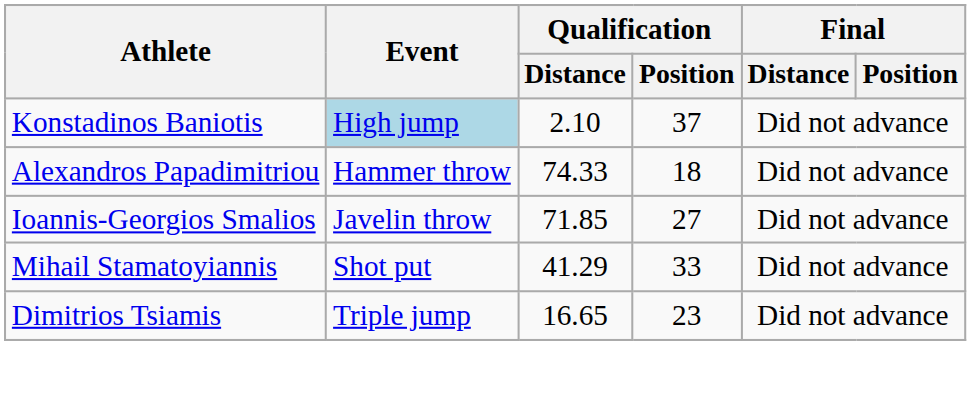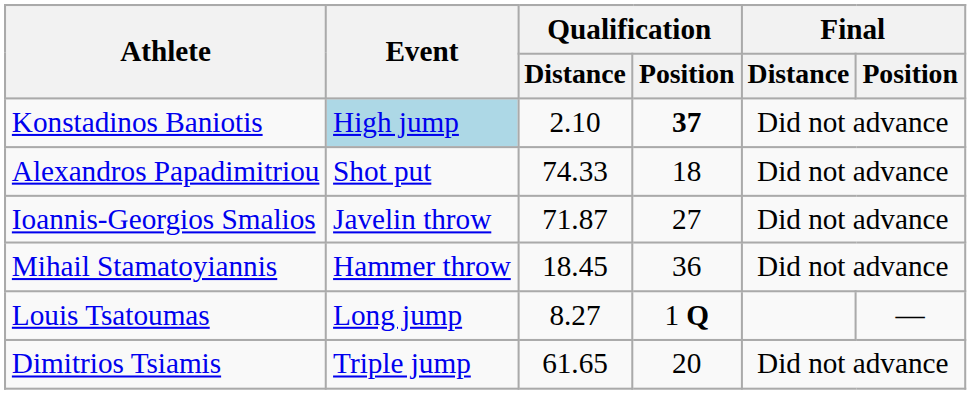(687, 122) normal -> (687, 122) bold
(422, 171) Hammer throw -> (382, 171) Shot put
(575, 219) 71.85 -> (575, 219) 71.87
(382, 267) Shot put -> (422, 267) Hammer throw
(575, 267) 41.29 -> (575, 267) 18.45
(687, 267) 33 -> (687, 267) 36
+ row: (111, 315)
(575, 315) 16.65 -> (575, 363) 61.65
(687, 315) 23 -> (687, 363) 20
